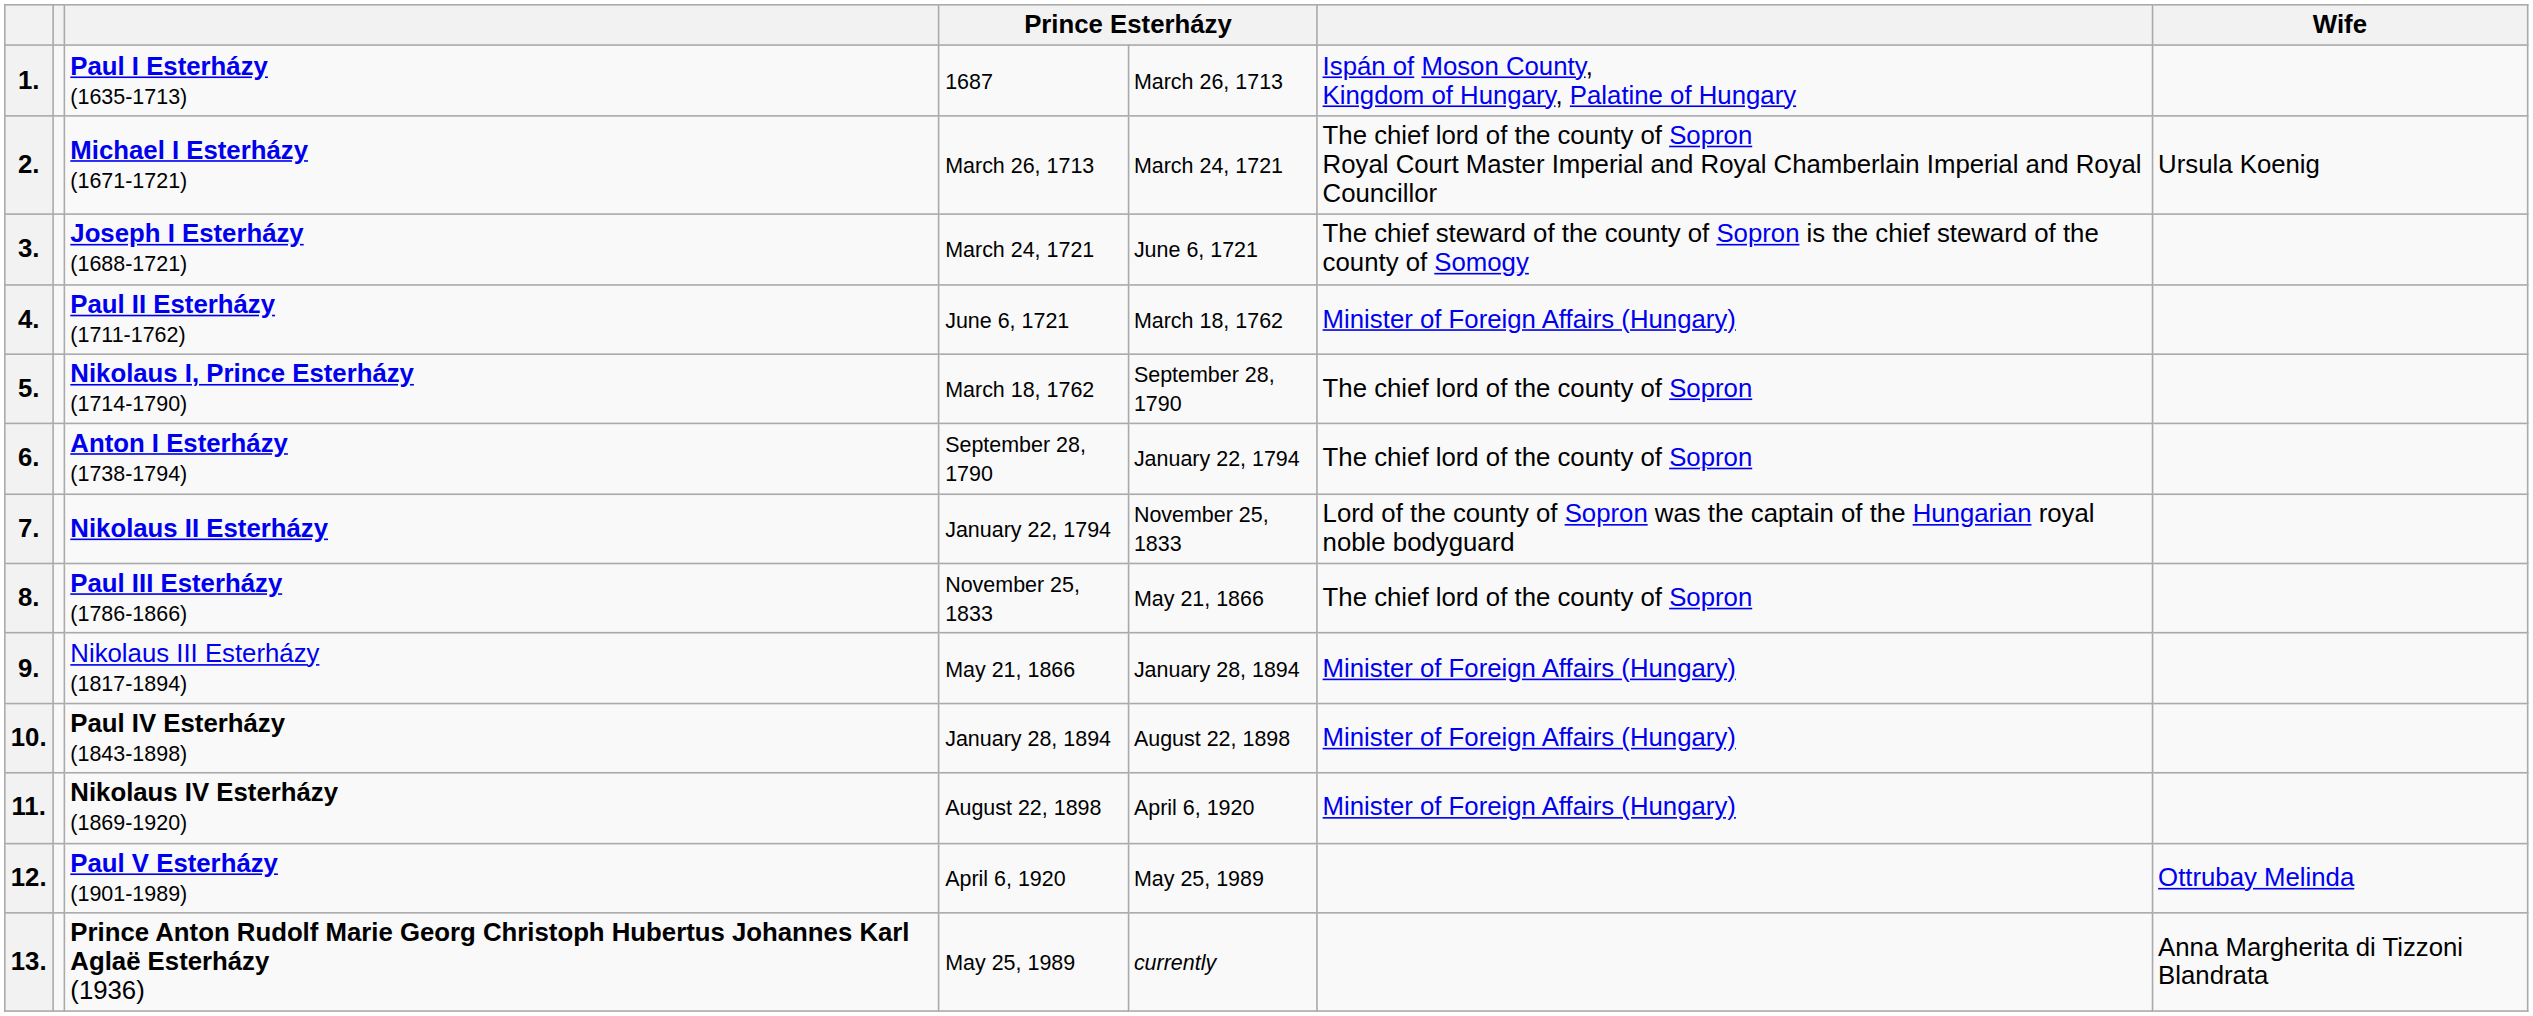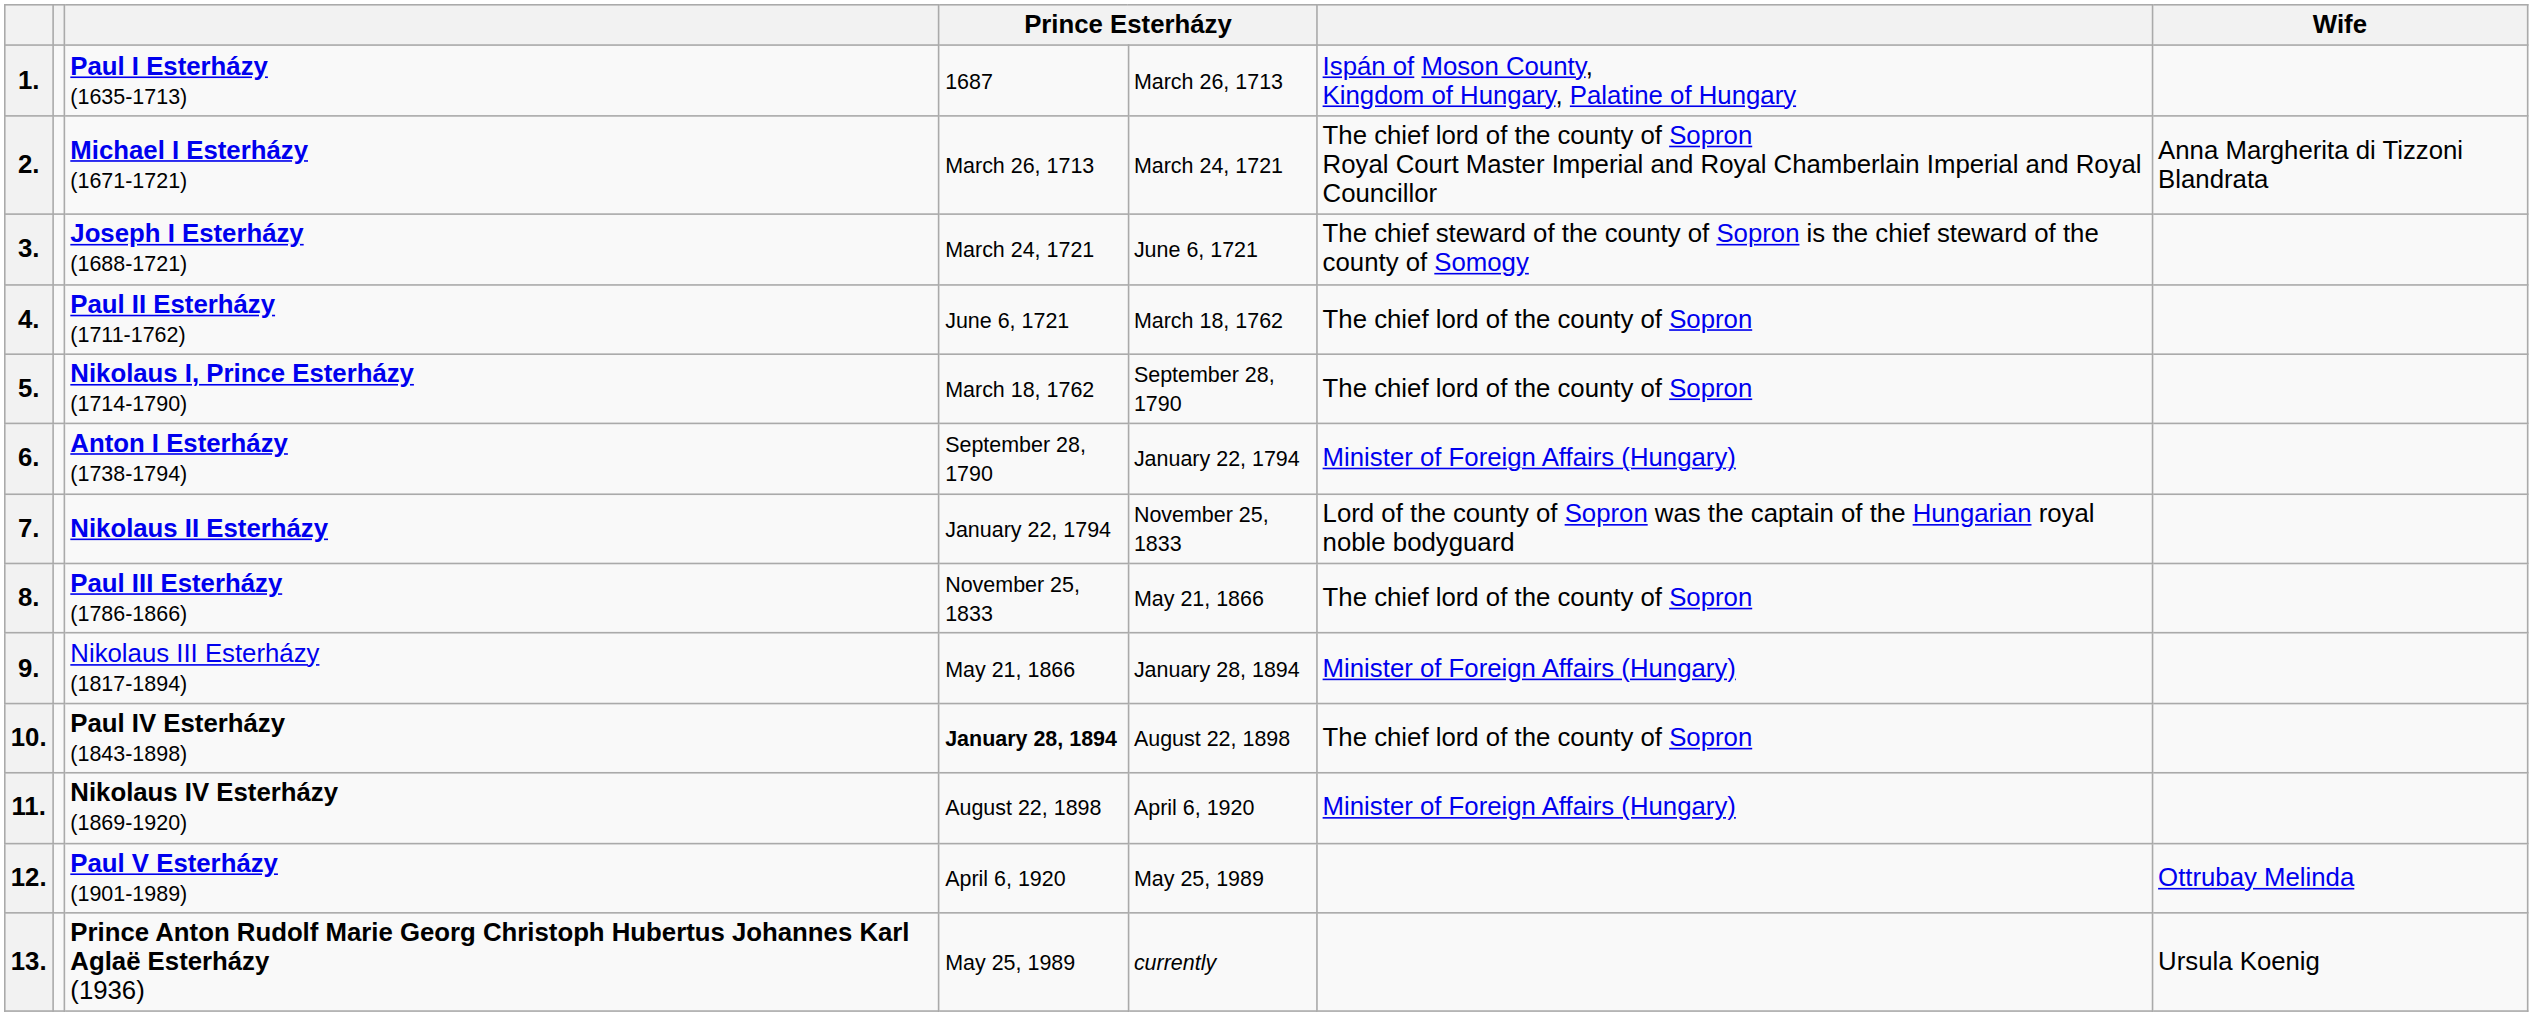(2239, 164) Ursula Koenig -> (2311, 164) Anna Margherita di Tizzoni Blandrata
(1529, 318) Minister of Foreign Affairs (Hungary) -> (1537, 318) The chief lord of the county of Sopron
(1537, 458) The chief lord of the county of Sopron -> (1529, 458) Minister of Foreign Affairs (Hungary)
(1028, 739) normal -> (1031, 737) bold
(1529, 737) Minister of Foreign Affairs (Hungary) -> (1537, 737) The chief lord of the county of Sopron
(2311, 961) Anna Margherita di Tizzoni Blandrata -> (2239, 961) Ursula Koenig
